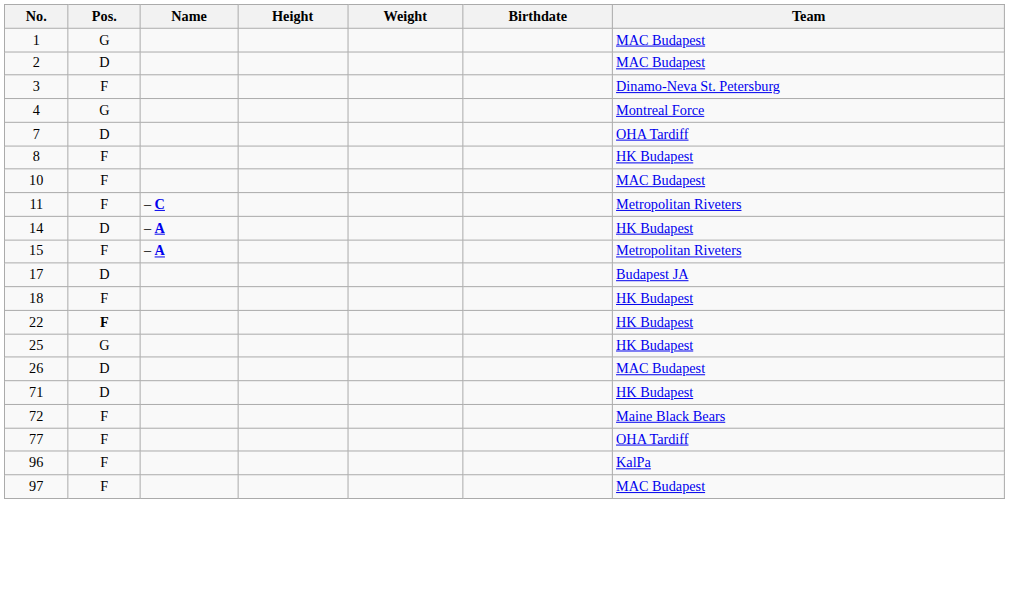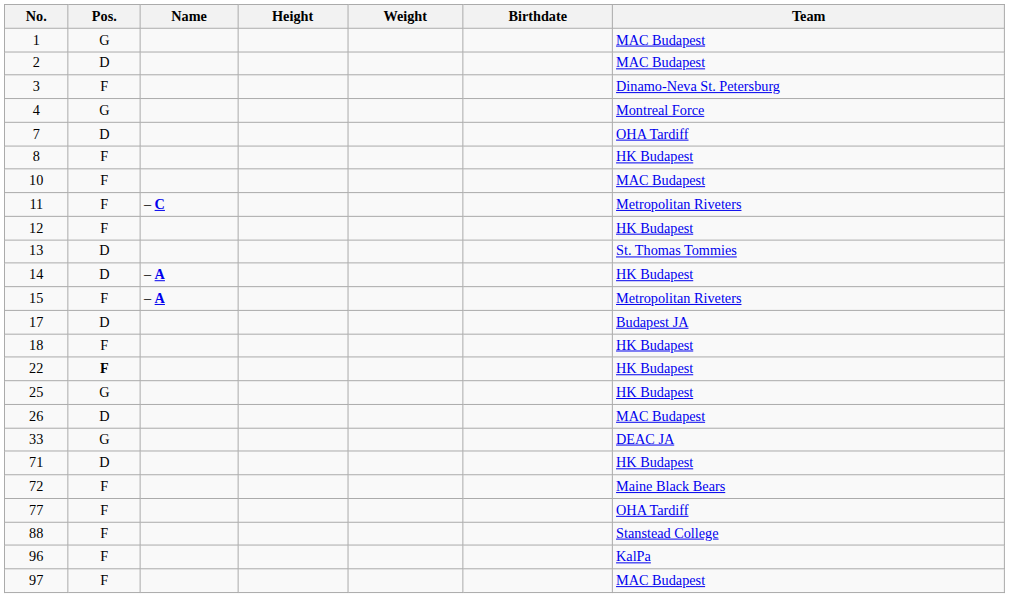+ row: (36, 228)
+ row: (36, 251)
+ row: (36, 439)
+ row: (36, 533)
